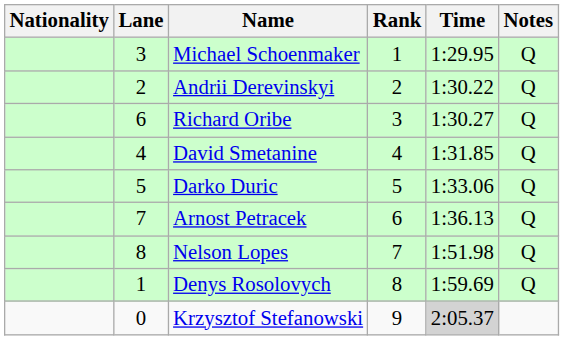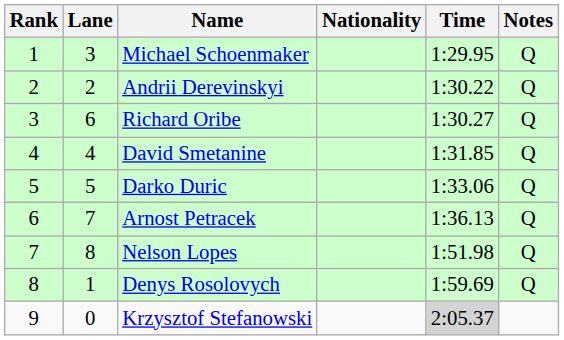columns swapped: (397, 20) <-> (59, 20)
